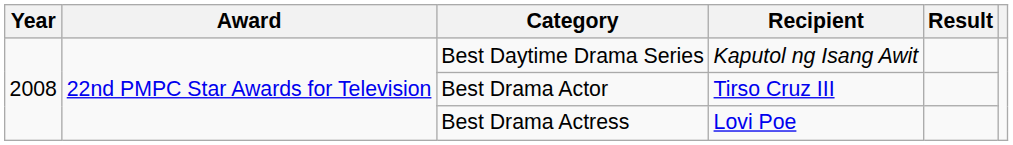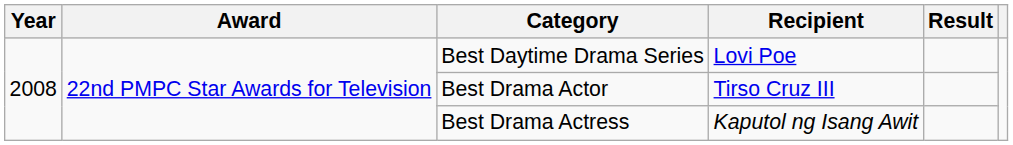(816, 55) Kaputol ng Isang Awit -> (755, 55) Lovi Poe
(755, 122) Lovi Poe -> (816, 122) Kaputol ng Isang Awit
